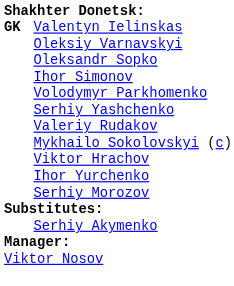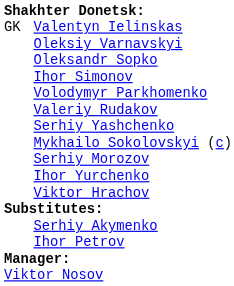(12, 28) bold -> (12, 28) normal
rows swapped: (96, 127) <-> (104, 110)
rows swapped: (91, 193) <-> (91, 160)
+ row: (79, 243)
